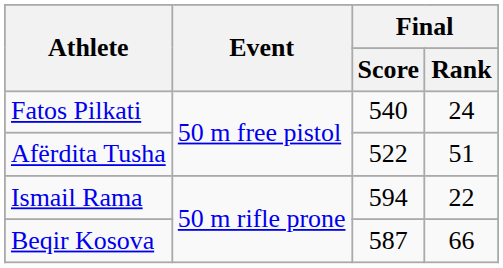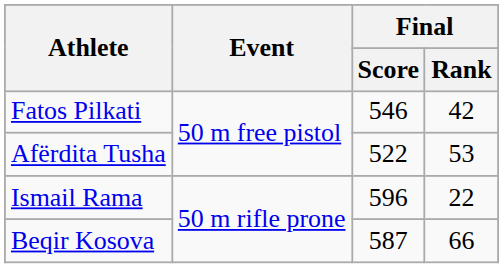(388, 111) 540 -> (388, 111) 546
(461, 111) 24 -> (461, 111) 42
(461, 154) 51 -> (461, 154) 53
(388, 197) 594 -> (388, 197) 596
